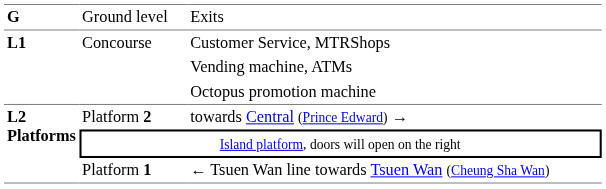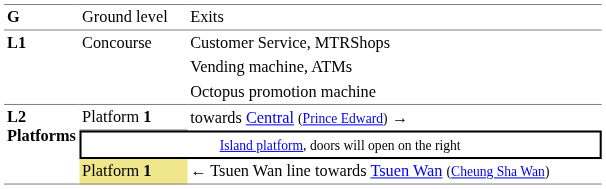(117, 117) Platform 2 -> (117, 117) Platform 1
(117, 170) no background -> (117, 171) khaki background
